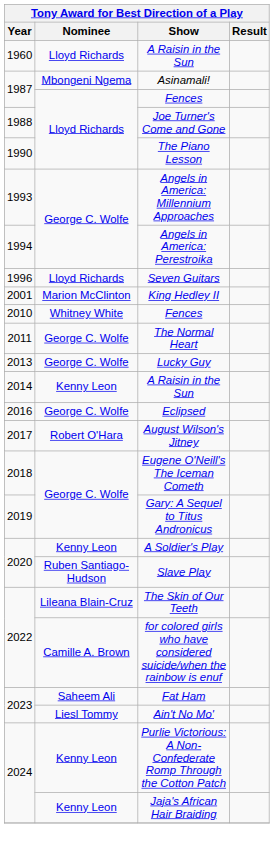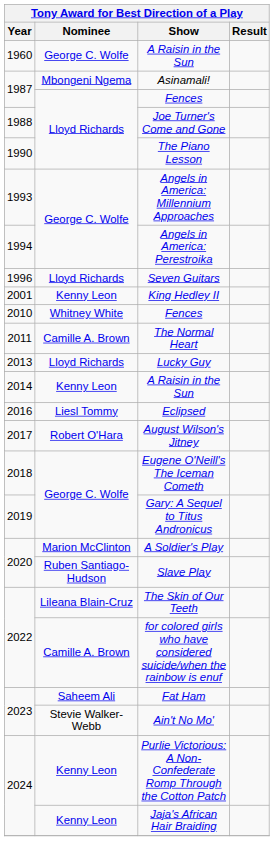(86, 55) Lloyd Richards -> (86, 55) George C. Wolfe
(86, 295) Marion McClinton -> (86, 295) Kenny Leon
(86, 338) George C. Wolfe -> (86, 338) Camille A. Brown
(86, 362) George C. Wolfe -> (86, 362) Lloyd Richards
(86, 411) George C. Wolfe -> (86, 411) Liesl Tommy
(86, 547) Kenny Leon -> (86, 547) Marion McClinton
(86, 714) Liesl Tommy -> (86, 720) Stevie Walker-Webb
